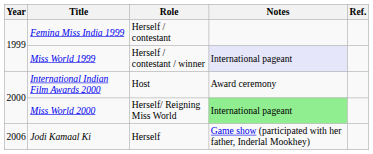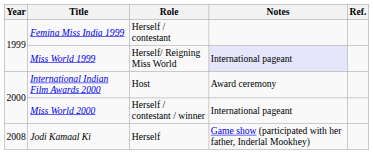(168, 58) Herself / contestant / winner -> (166, 58) Herself/ Reigning Miss World
(166, 110) Herself/ Reigning Miss World -> (168, 110) Herself / contestant / winner
(252, 110) lightgreen background -> (252, 110) no background
(16, 136) 2006 -> (16, 136) 2008
